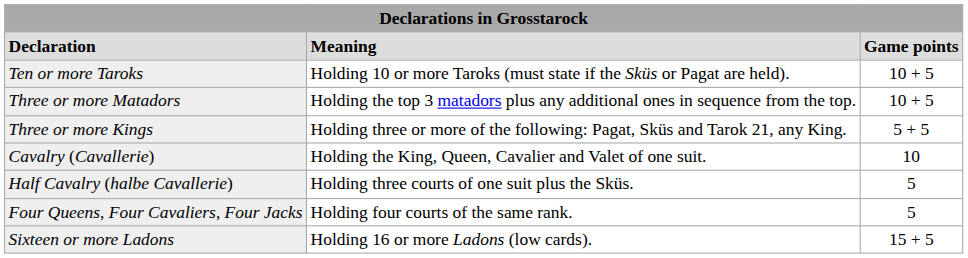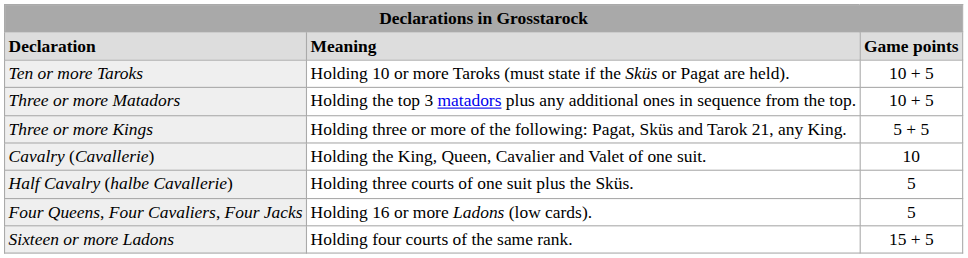(442, 211) Holding four courts of the same rank. -> (451, 211) Holding 16 or more Ladons (low cards).
(451, 239) Holding 16 or more Ladons (low cards). -> (442, 239) Holding four courts of the same rank.
